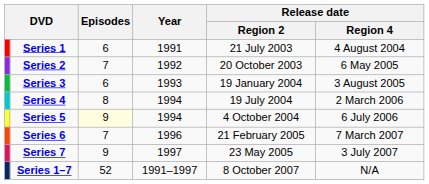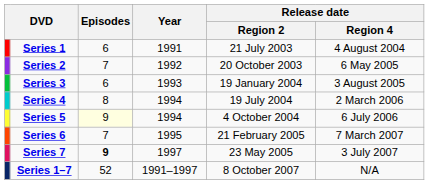(170, 135) 1996 -> (170, 135) 1995
(106, 153) normal -> (106, 153) bold
